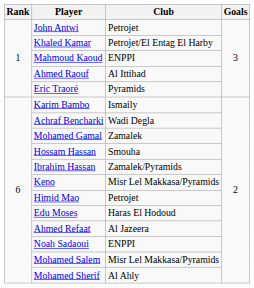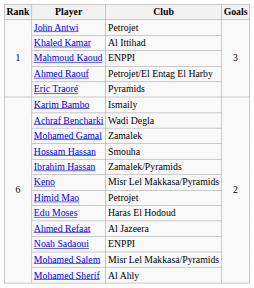(160, 43) Petrojet/El Entag El Harby -> (127, 43) Al Ittihad
(127, 74) Al Ittihad -> (160, 74) Petrojet/El Entag El Harby
